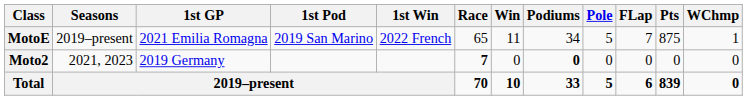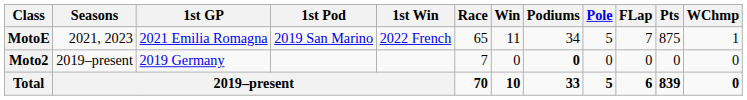(95, 38) 2019–present -> (101, 38) 2021, 2023
(101, 60) 2021, 2023 -> (95, 60) 2019–present
(484, 60) bold -> (484, 60) normal
